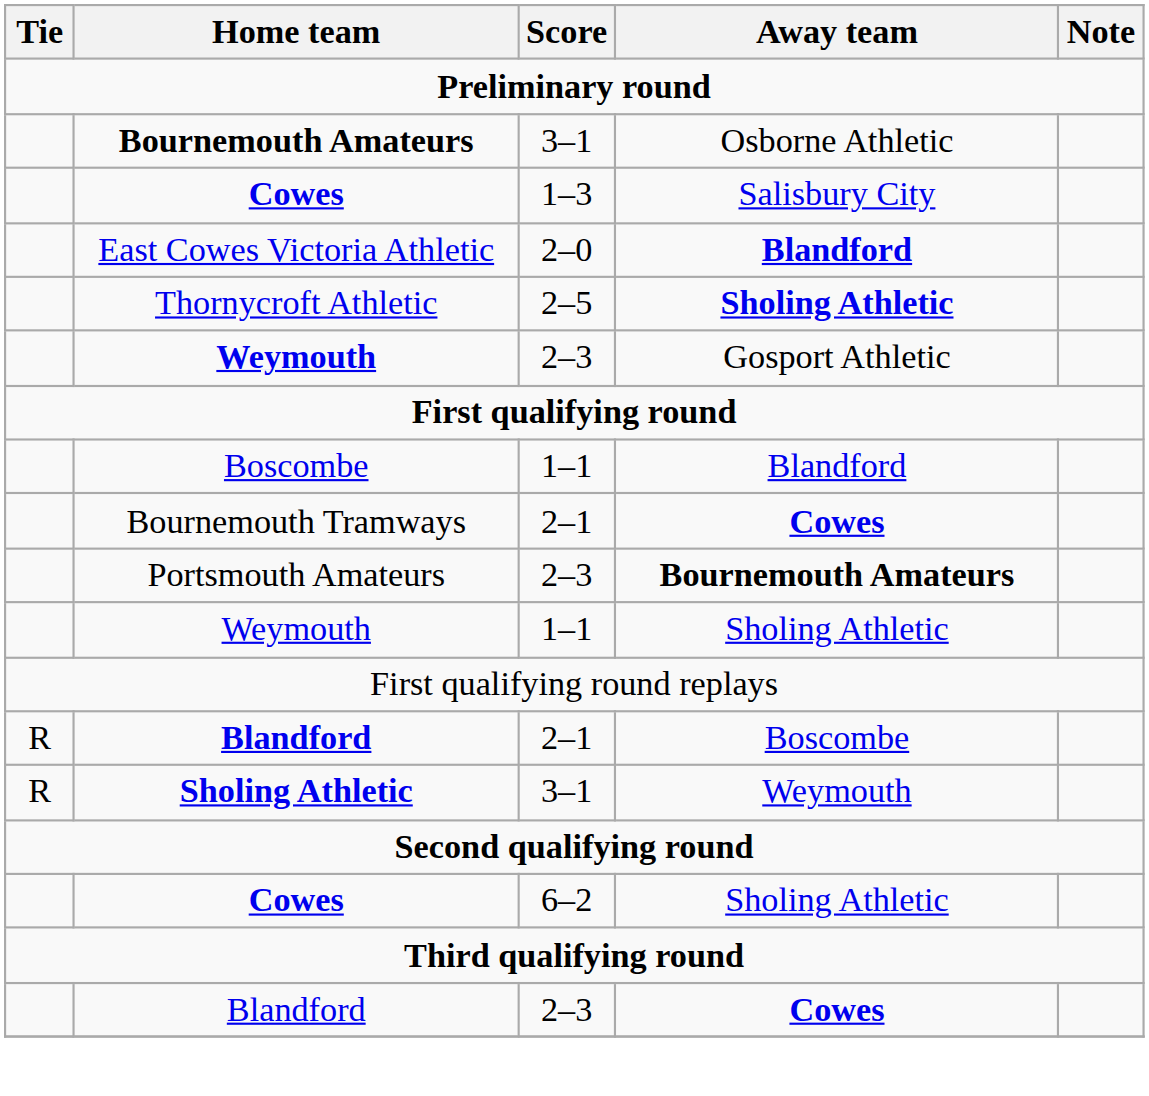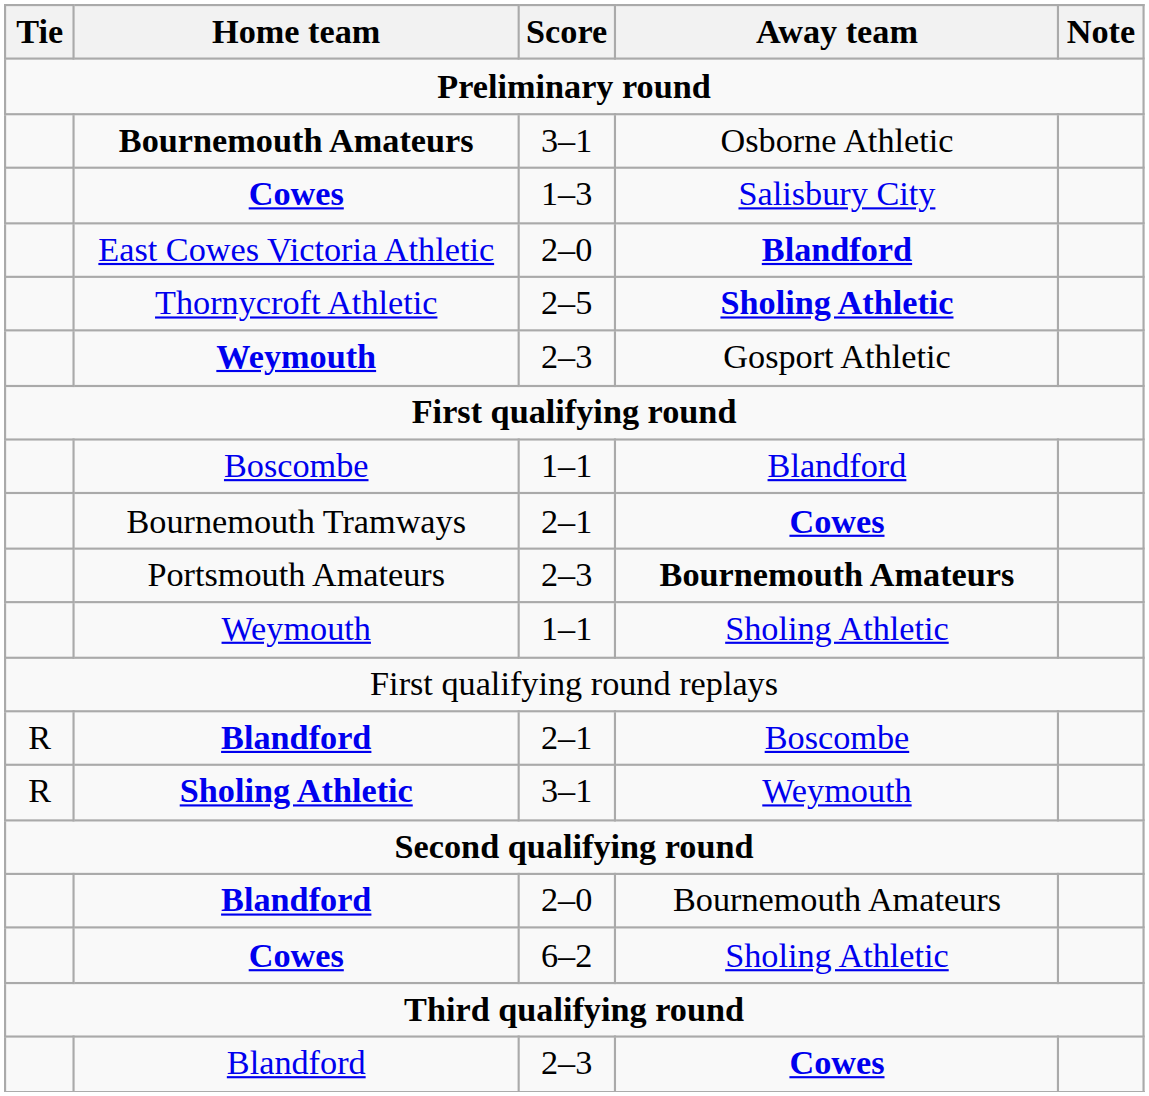+ row: (296, 900)
